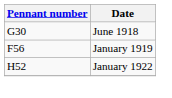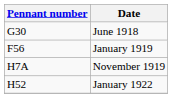+ row: (129, 66)
